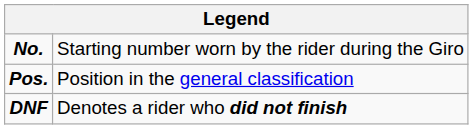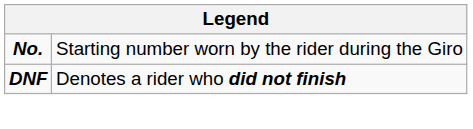- row: (29, 78)
